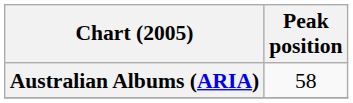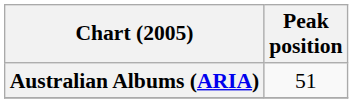(306, 80) 58 -> (306, 80) 51
